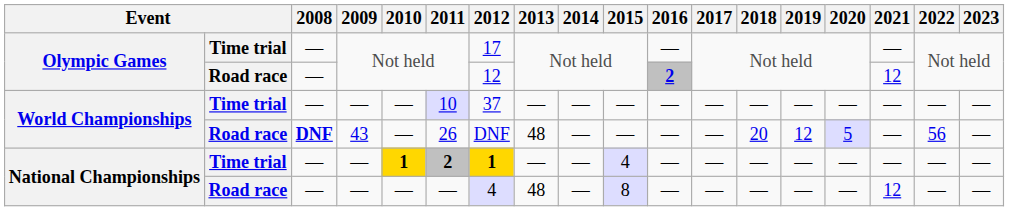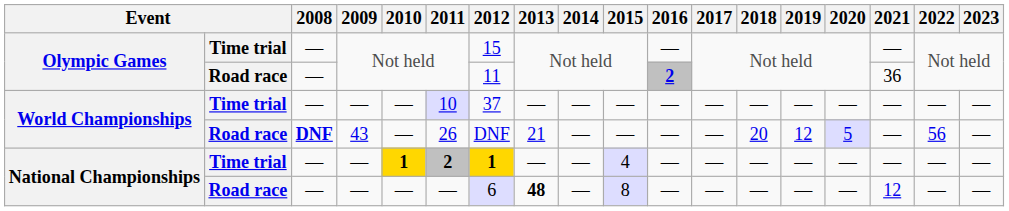(492, 47) 17 -> (492, 47) 15
(492, 76) 12 -> (492, 76) 11
(892, 76) 12 -> (892, 76) 36
(536, 133) 48 -> (536, 133) 21
(492, 190) 4 -> (492, 190) 6
(536, 190) normal -> (536, 190) bold
